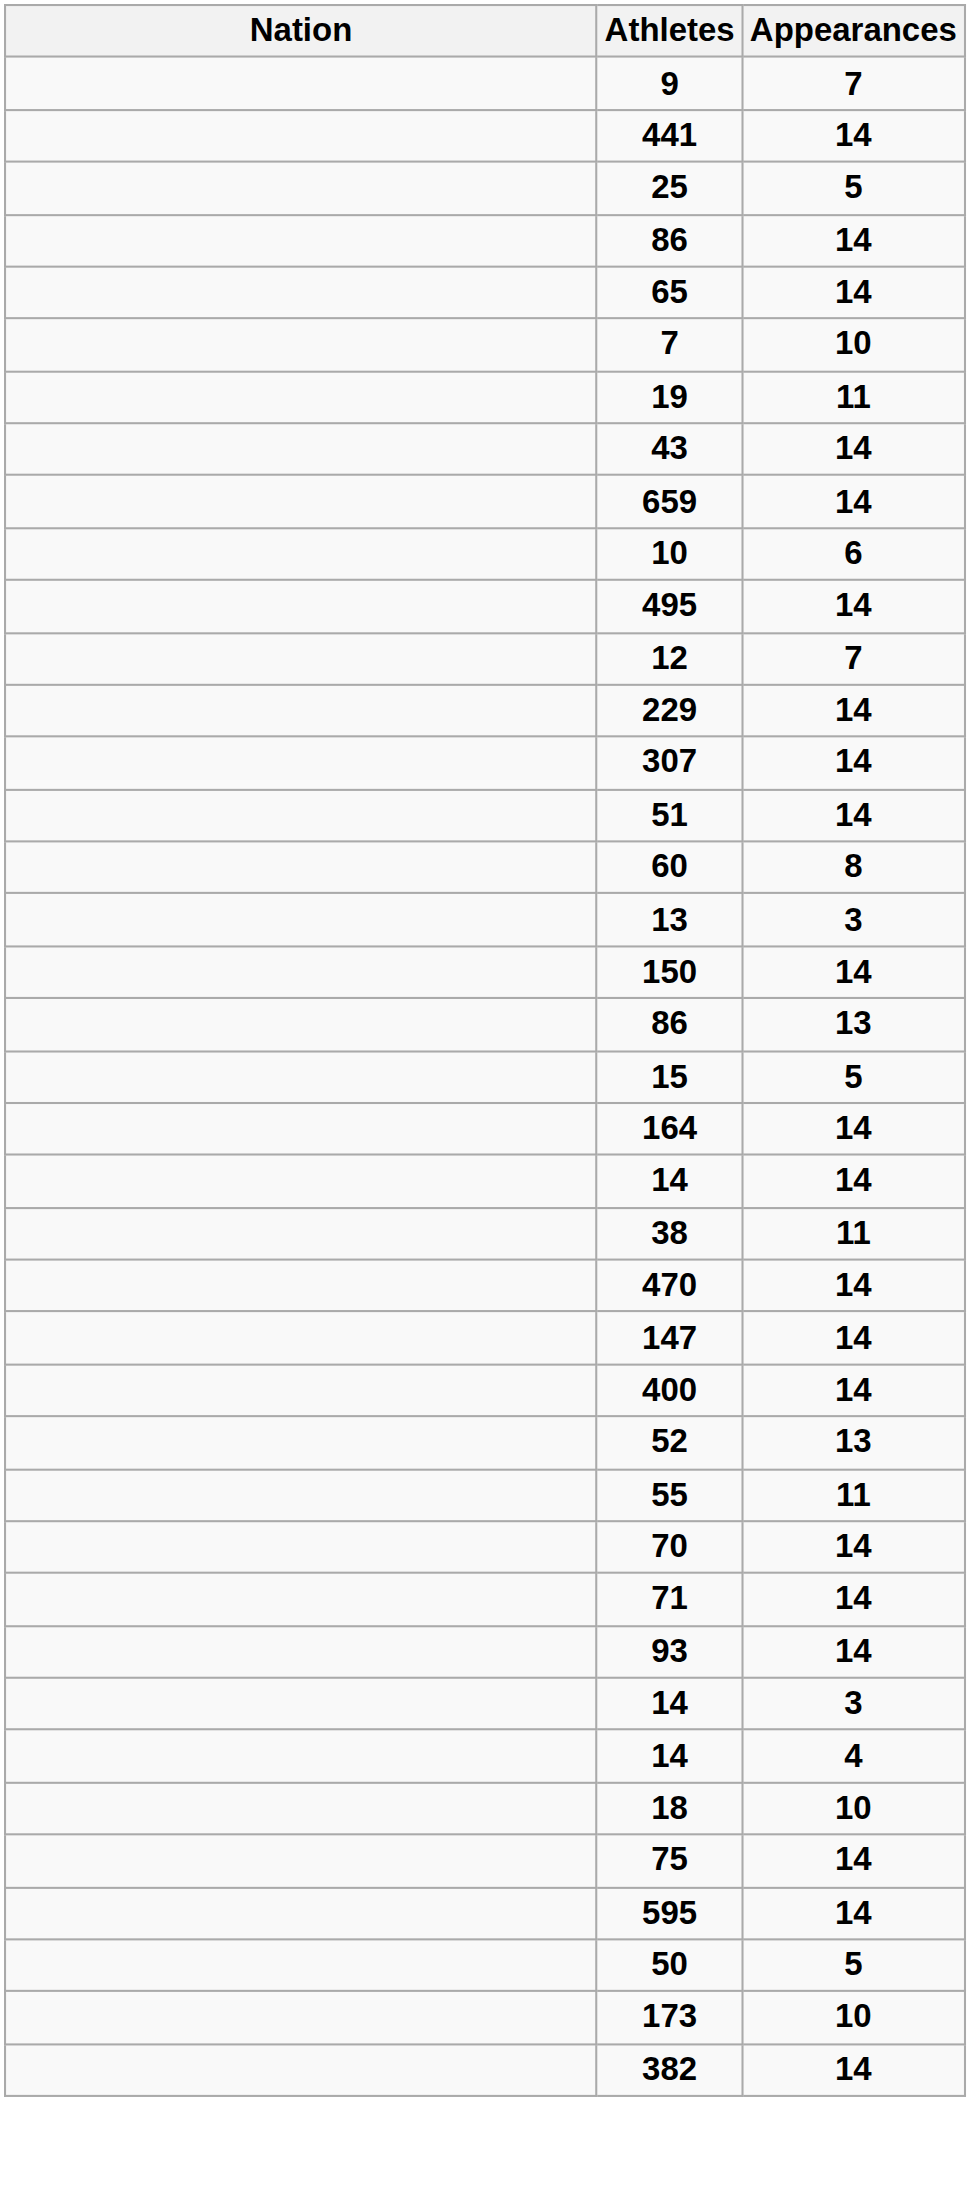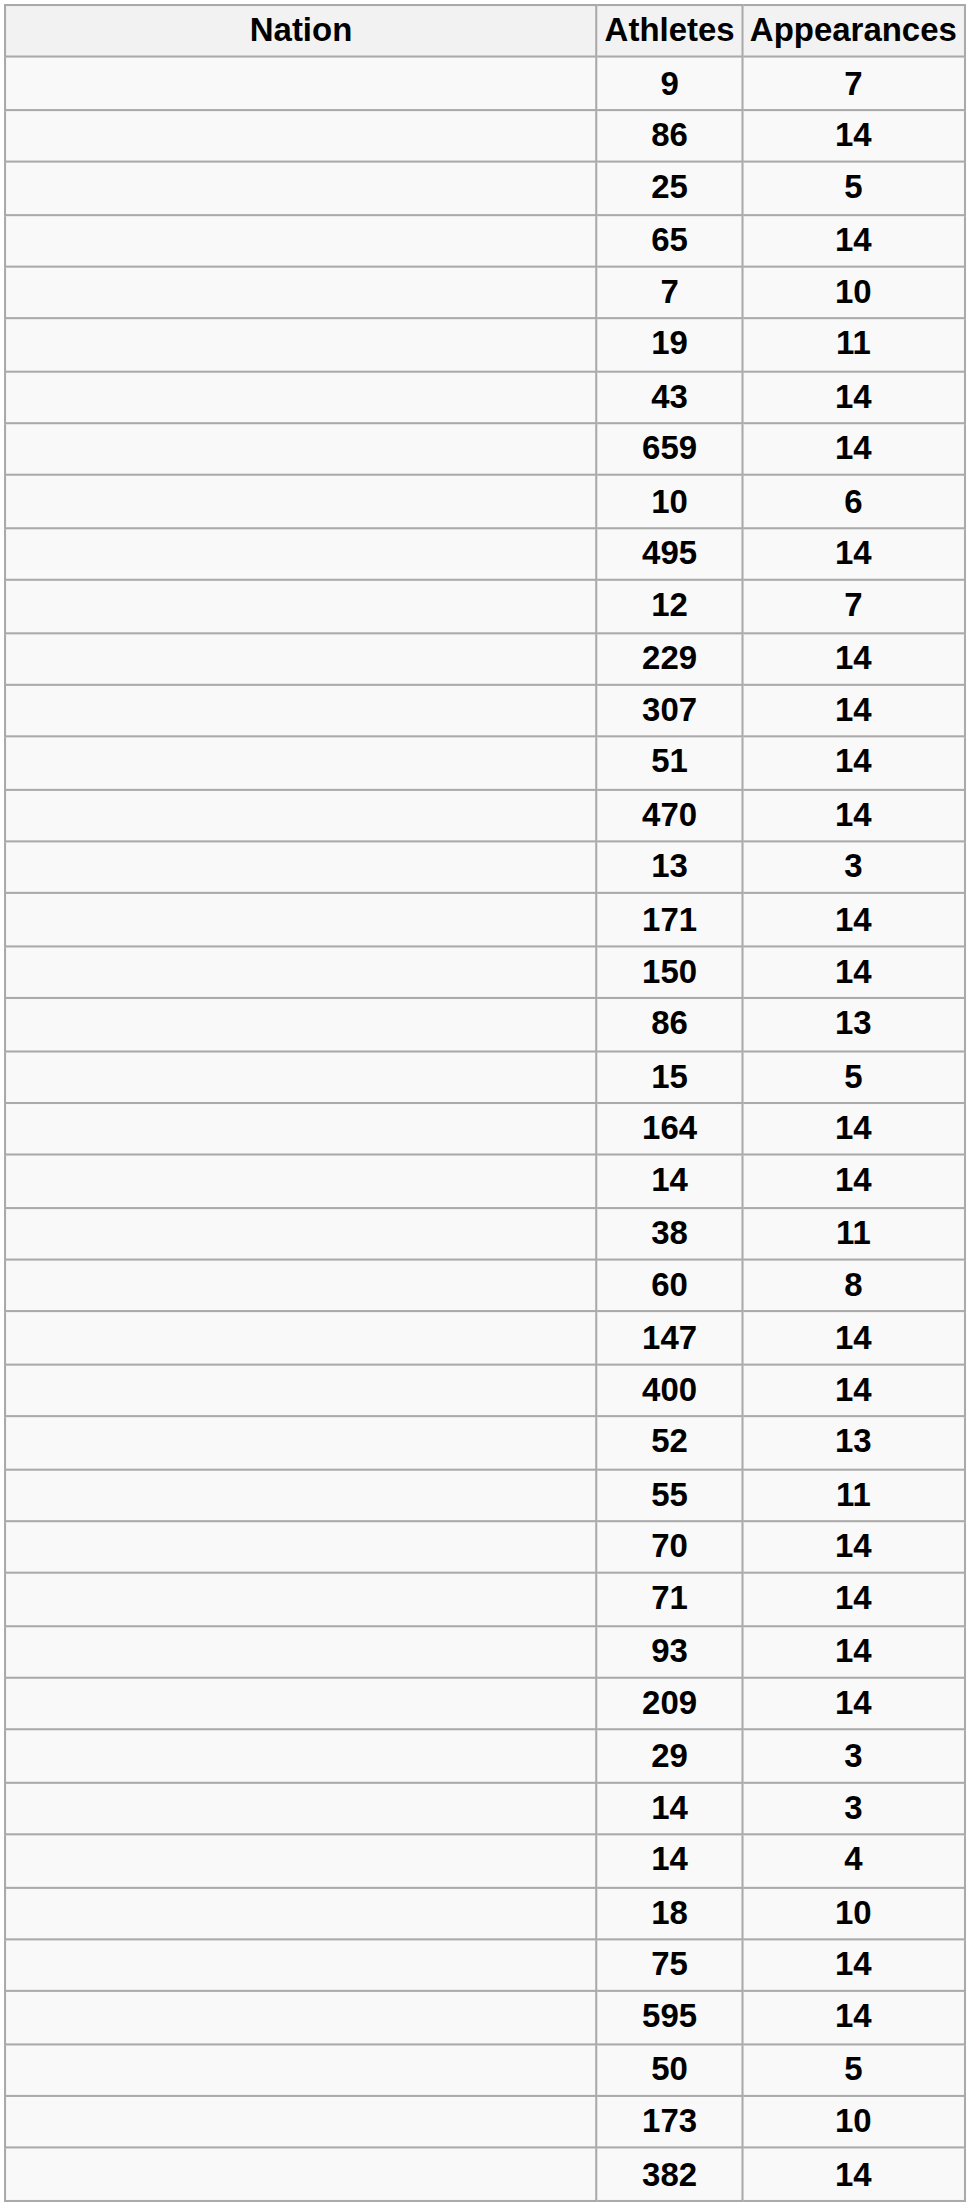- row: (670, 135)
rows swapped: (670, 187) <-> (670, 239)
rows swapped: (670, 1285) <-> (670, 866)
+ row: (670, 919)
+ row: (670, 1703)
+ row: (670, 1755)
